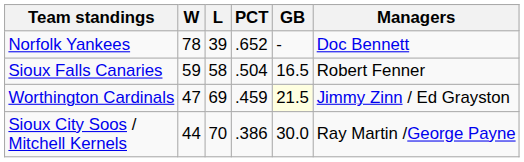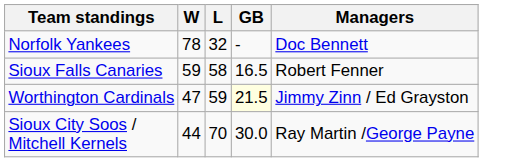- column: (252, 17)
(218, 44) 39 -> (218, 44) 32
(218, 97) 69 -> (218, 97) 59
